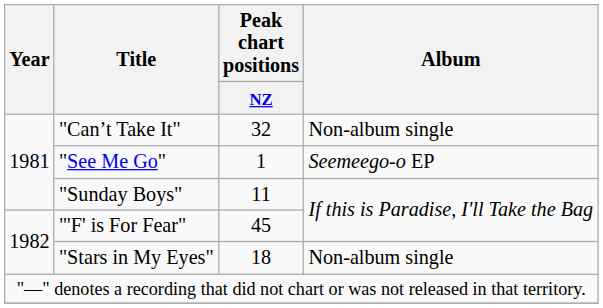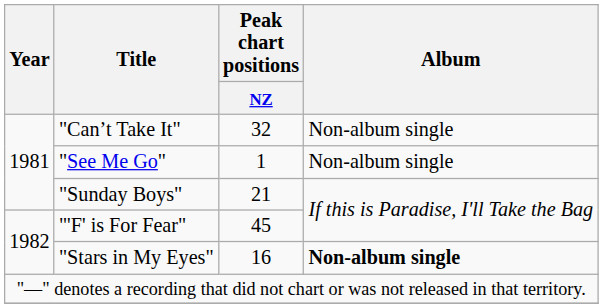(371, 161) Seemeego-o EP -> (381, 161) Non-album single
(261, 193) 11 -> (261, 193) 21
(261, 257) 18 -> (261, 257) 16
(381, 257) normal -> (384, 257) bold
